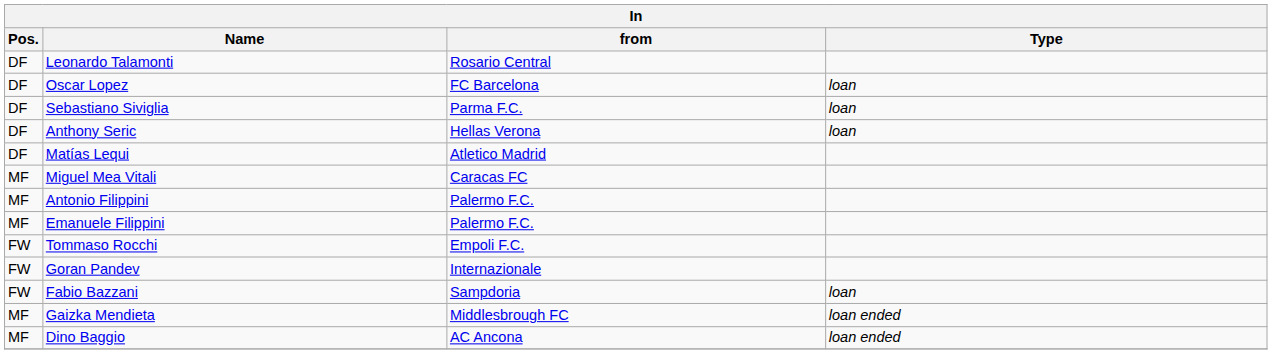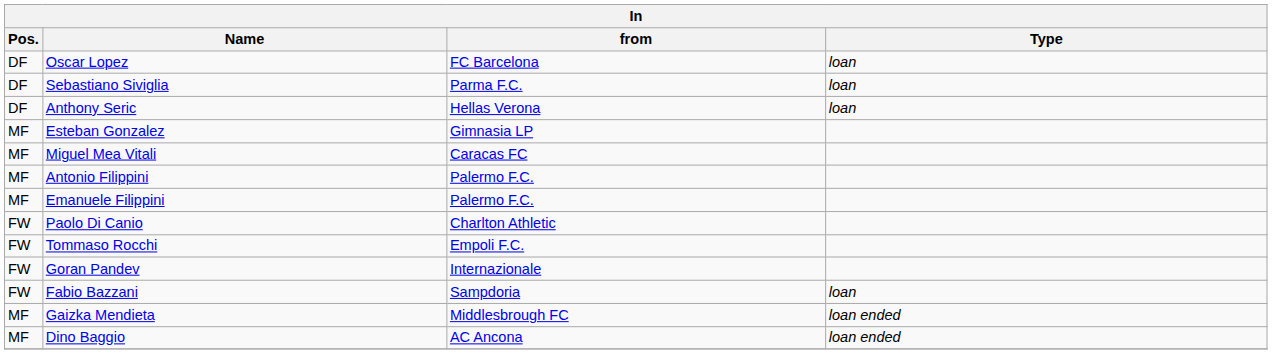- row: (109, 62)
- row: (87, 154)
+ row: (105, 131)
+ row: (94, 223)
